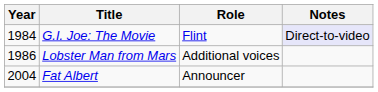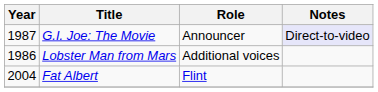(22, 35) 1984 -> (22, 35) 1987
(194, 35) Flint -> (213, 35) Announcer
(213, 76) Announcer -> (194, 76) Flint
